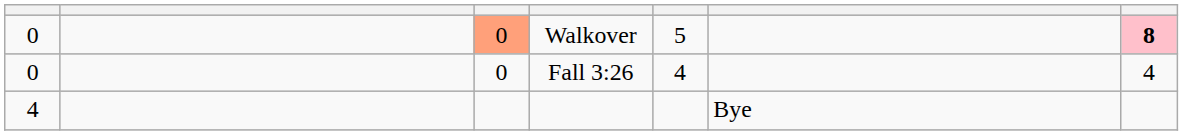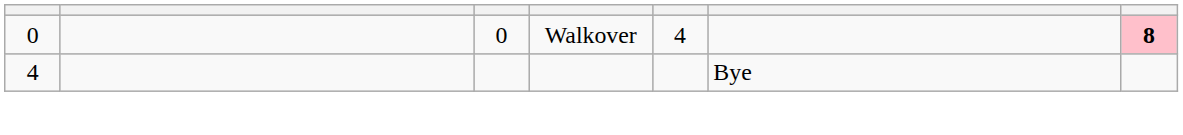(502, 34) lightsalmon background -> (502, 34) no background
(680, 34) 5 -> (680, 34) 4
- row: (591, 72)
